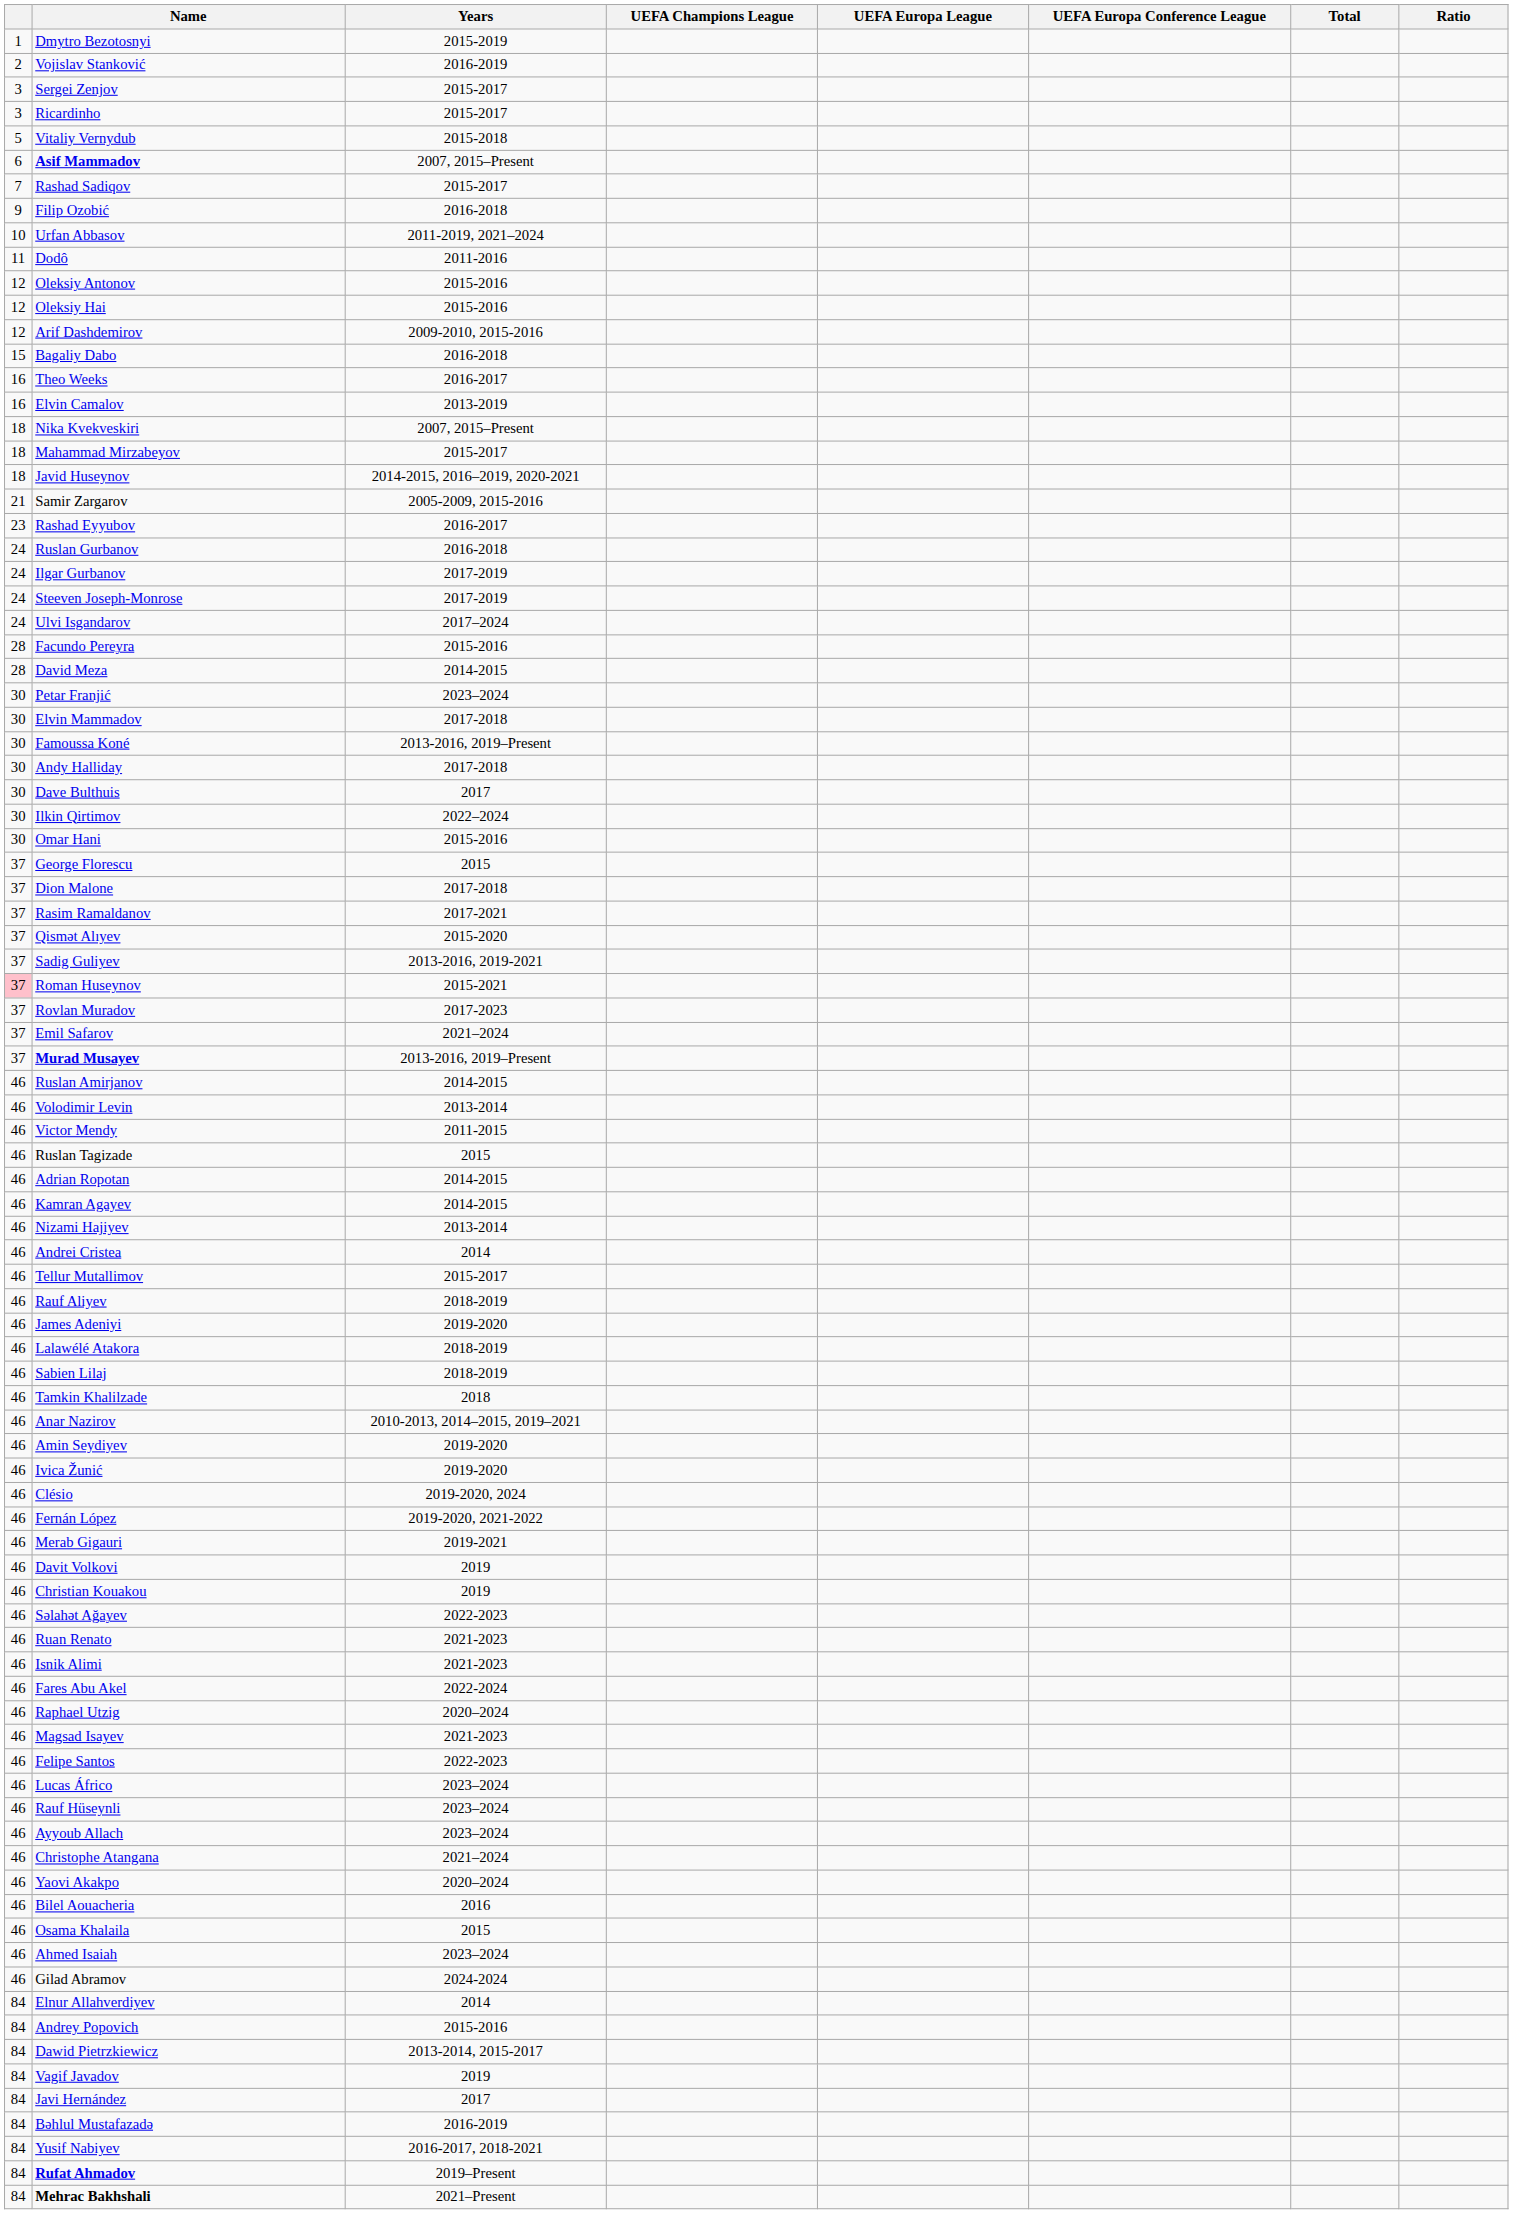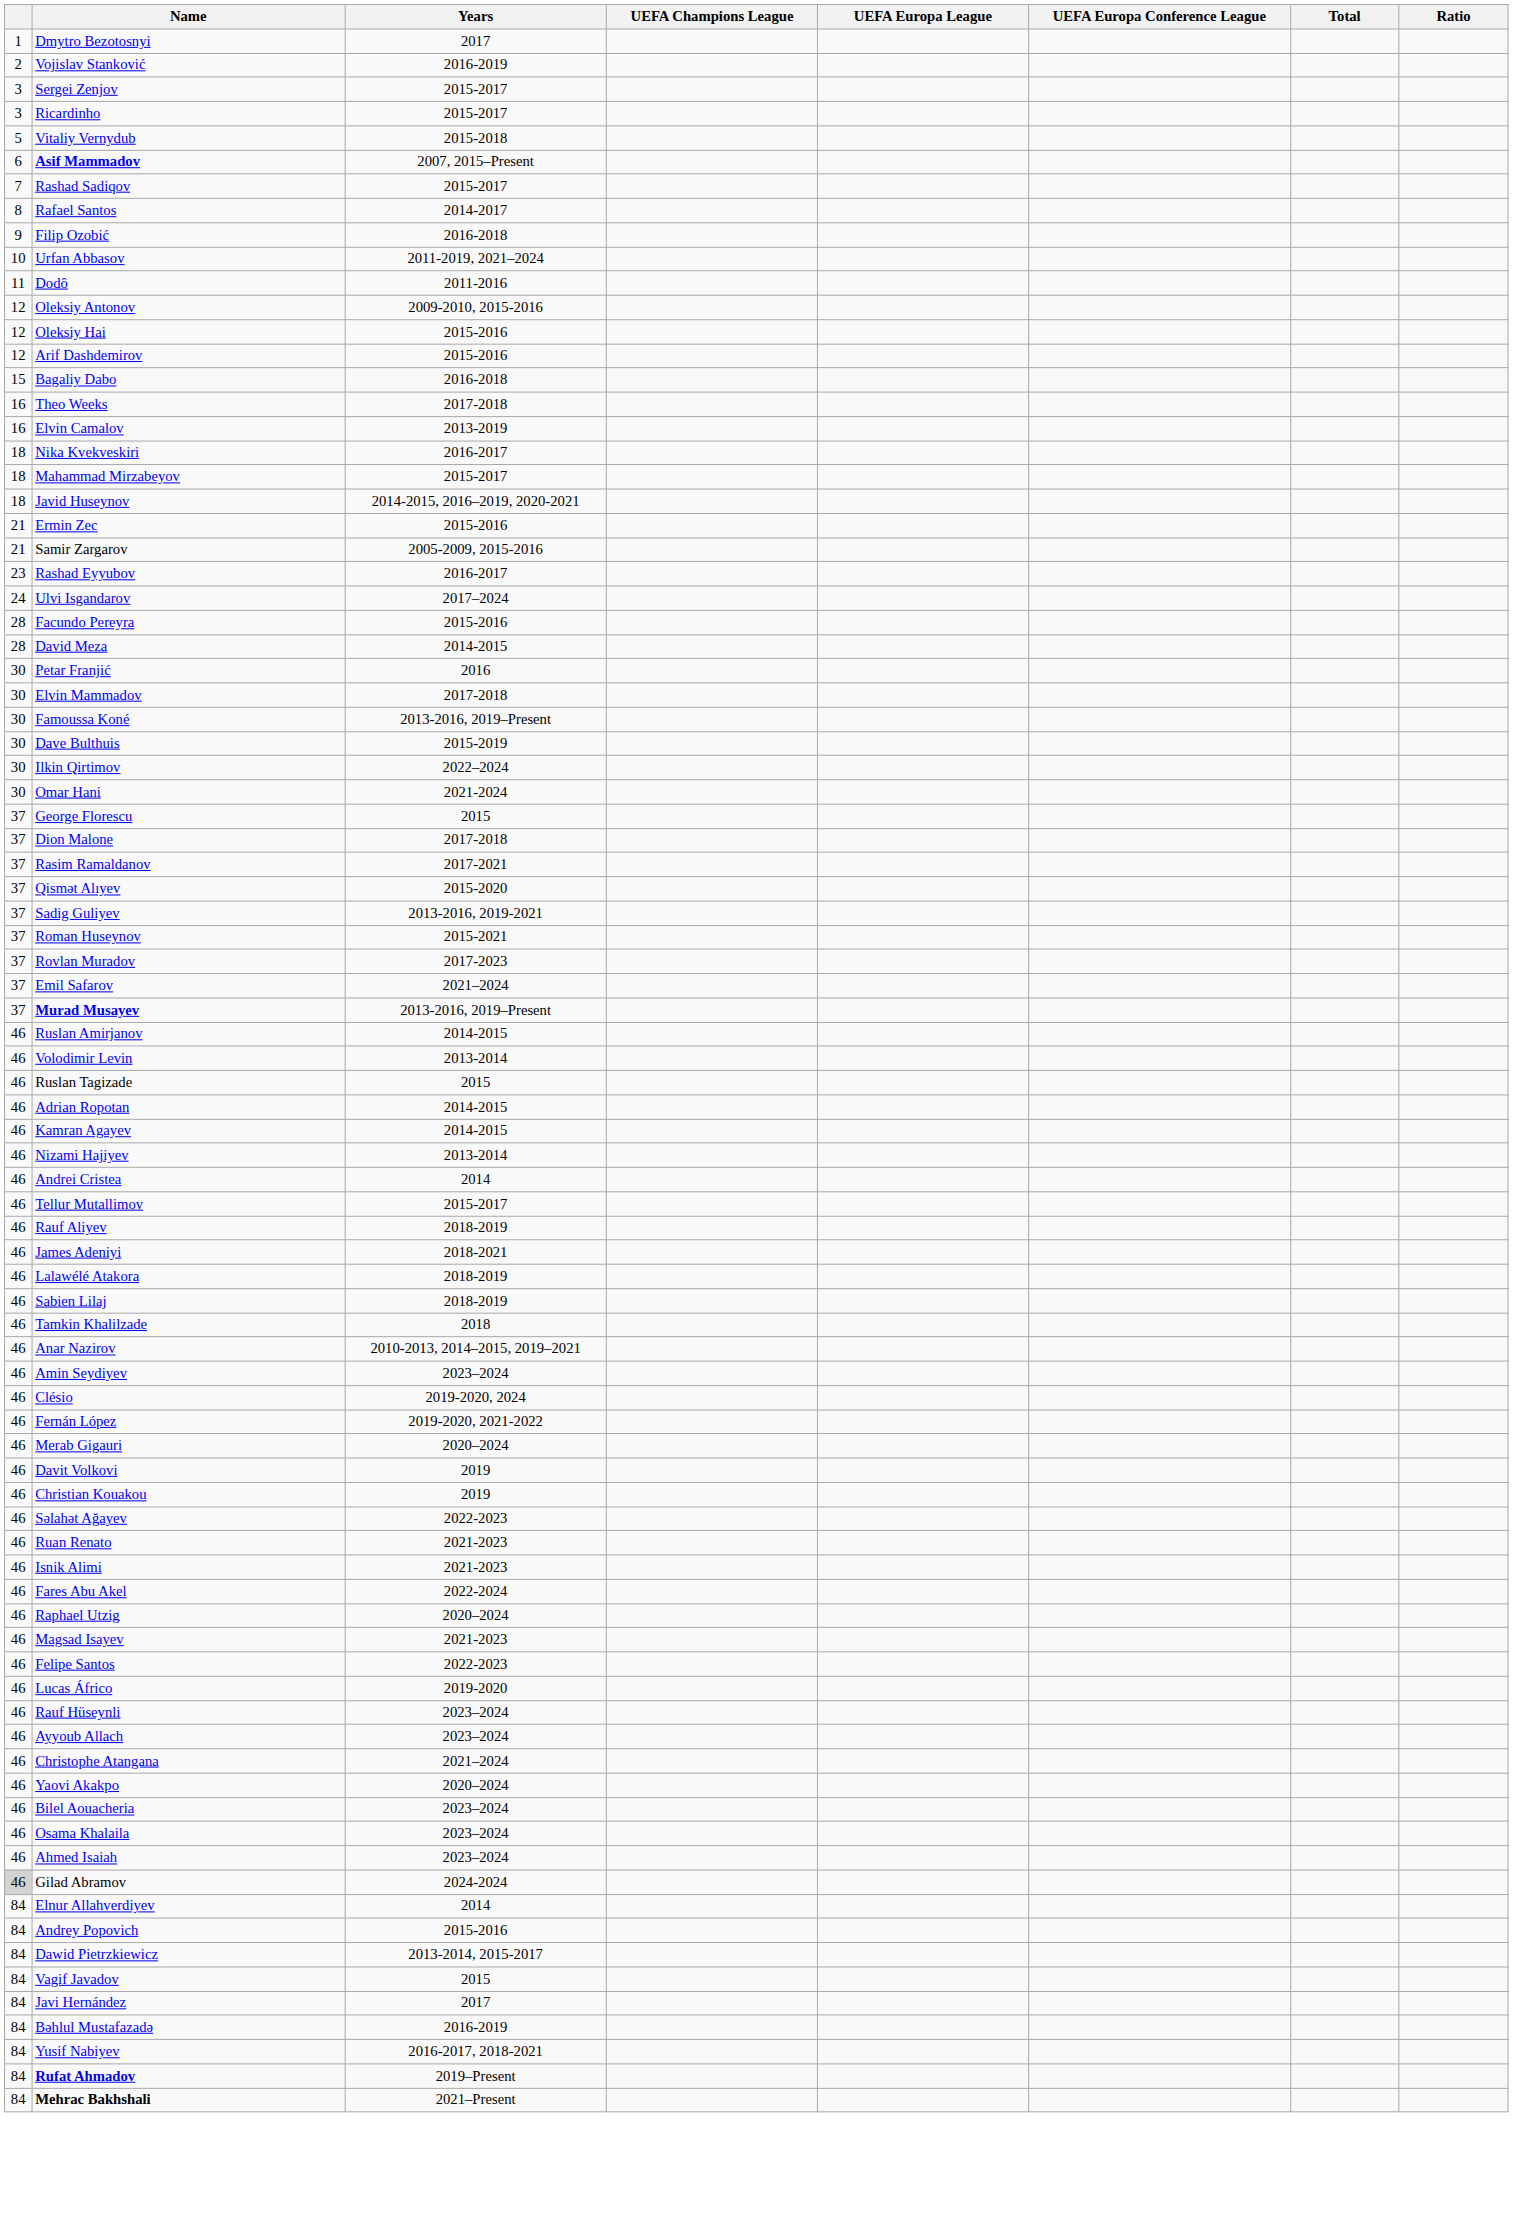(476, 41) 2015-2019 -> (476, 41) 2017
+ row: (76, 210)
(476, 283) 2015-2016 -> (476, 307) 2009-2010, 2015-2016
(476, 331) 2009-2010, 2015-2016 -> (476, 356) 2015-2016
(476, 380) 2016-2017 -> (476, 404) 2017-2018
(476, 428) 2007, 2015–Present -> (476, 453) 2016-2017
+ row: (66, 525)
- row: (87, 549)
- row: (80, 574)
- row: (109, 598)
(476, 695) 2023–2024 -> (476, 671) 2016
- row: (79, 767)
(476, 792) 2017 -> (476, 743) 2015-2019
(476, 840) 2015-2016 -> (476, 792) 2021-2024
(18, 986) pink background -> (18, 937) no background
- row: (76, 1131)
(476, 1325) 2019-2020 -> (476, 1252) 2018-2021
(476, 1446) 2019-2020 -> (476, 1373) 2023–2024
- row: (69, 1470)
(476, 1543) 2019-2021 -> (476, 1446) 2020–2024
(476, 1785) 2023–2024 -> (476, 1688) 2019-2020
(476, 1906) 2016 -> (476, 1809) 2023–2024
(476, 1930) 2015 -> (476, 1833) 2023–2024
(18, 1979) no background -> (18, 1882) lightgrey background
(476, 2076) 2019 -> (476, 1979) 2015
